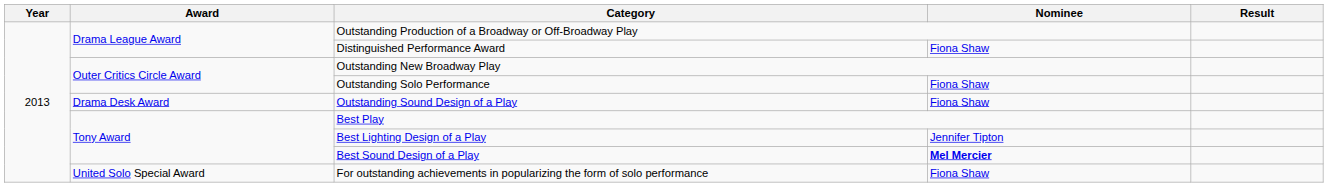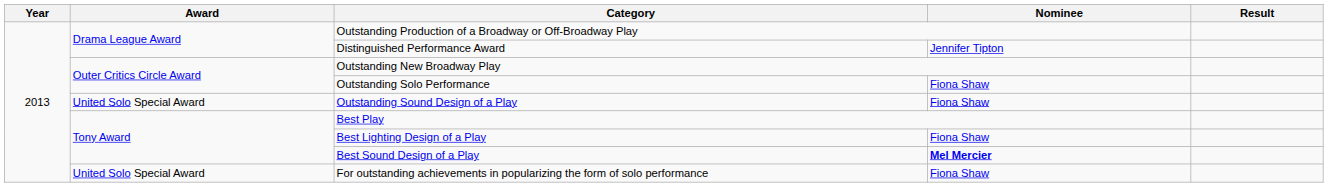(960, 48) Fiona Shaw -> (967, 48) Jennifer Tipton
(121, 102) Drama Desk Award -> (139, 102) United Solo Special Award
(967, 137) Jennifer Tipton -> (960, 137) Fiona Shaw
